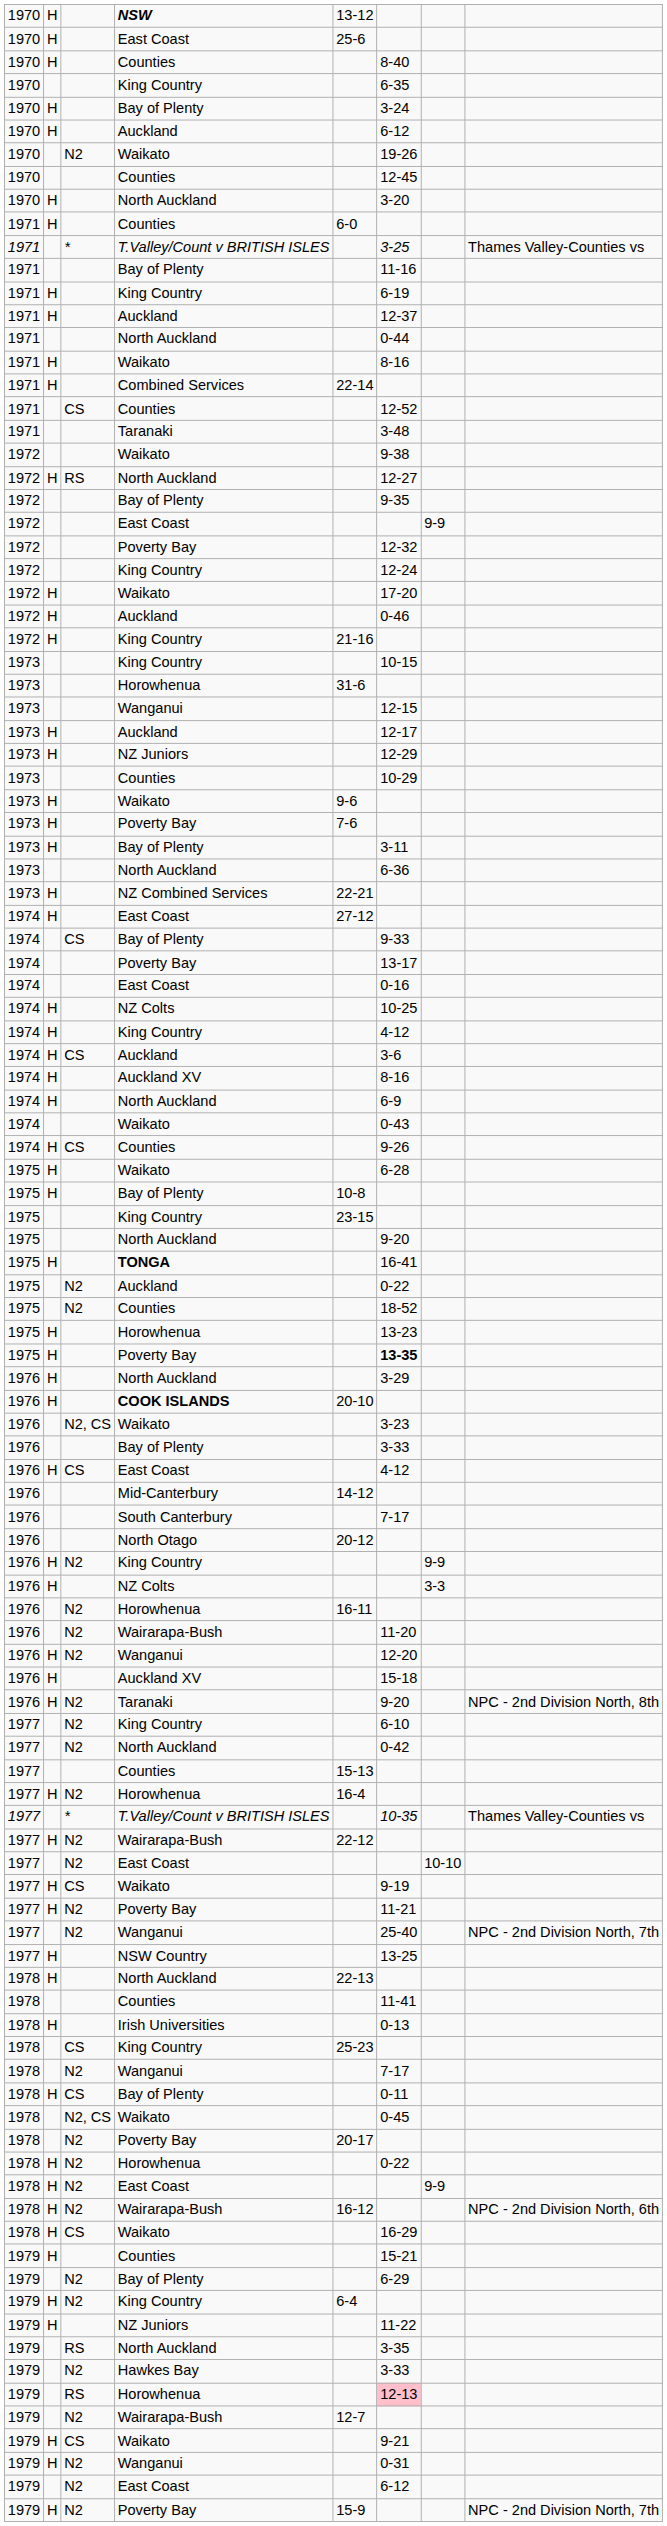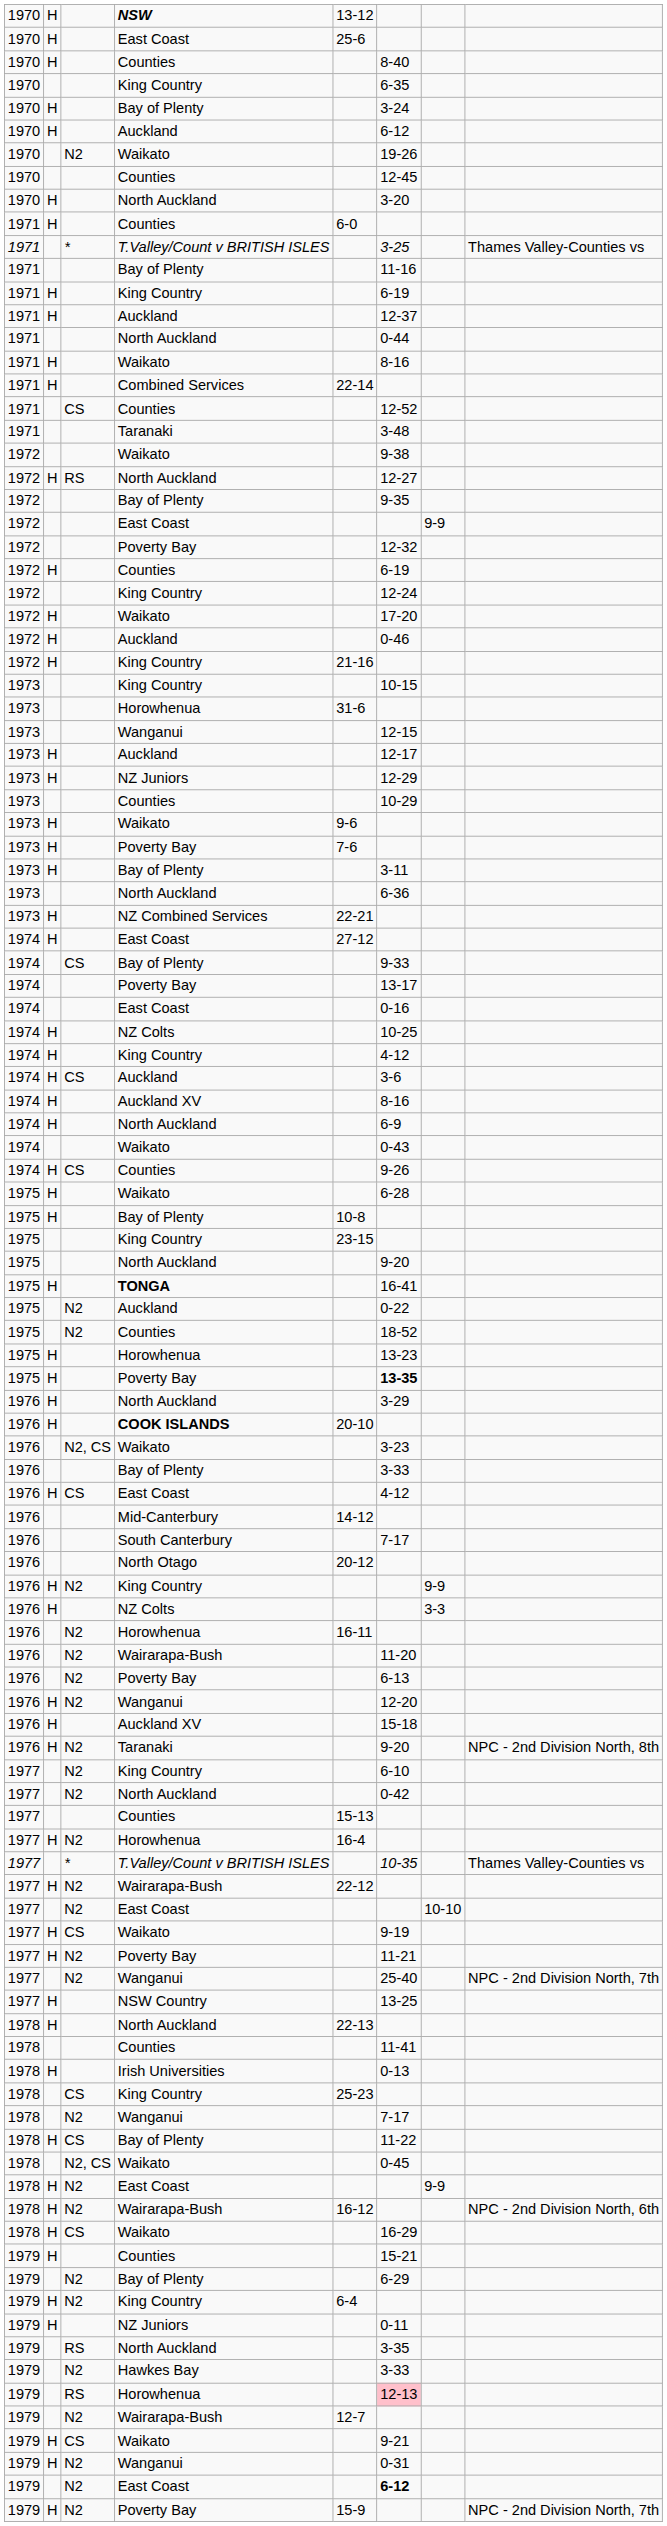+ row: (24, 570)
+ row: (24, 1678)
(394, 2094) 0-11 -> (398, 2140) 11-22
- row: (24, 2140)
- row: (24, 2163)
(398, 2325) 11-22 -> (394, 2325) 0-11
(395, 2486) normal -> (395, 2486) bold
